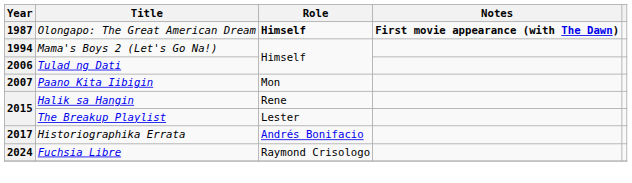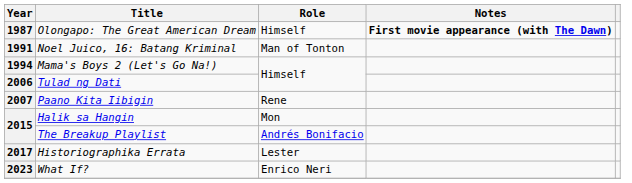(283, 30) bold -> (283, 30) normal
+ row: (20, 48)
(271, 83) Mon -> (274, 100) Rene
(274, 100) Rene -> (271, 117) Mon
(280, 117) Lester -> (312, 135) Andrés Bonifacio
(312, 135) Andrés Bonifacio -> (280, 152) Lester
+ row: (20, 169)
- row: (20, 152)
